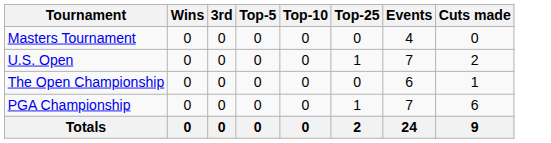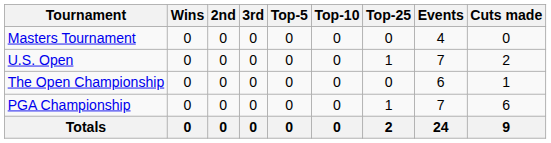+ column: (223, 15)
